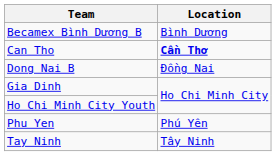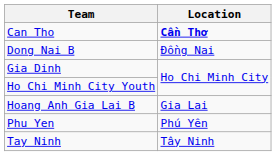- row: (74, 32)
+ row: (71, 105)
